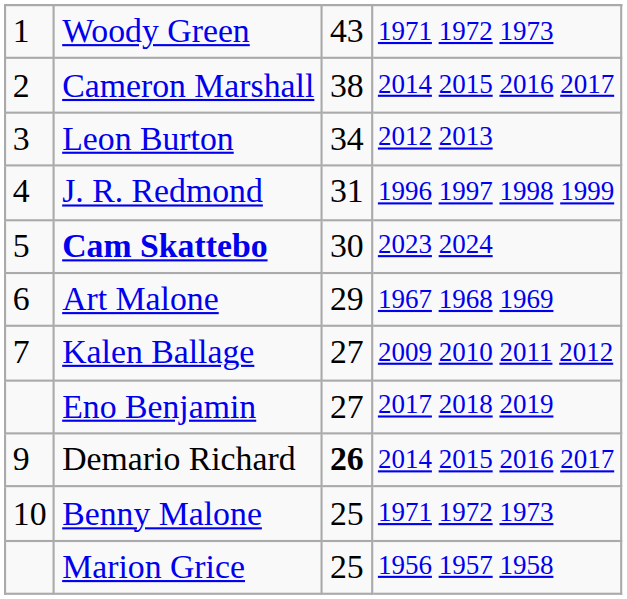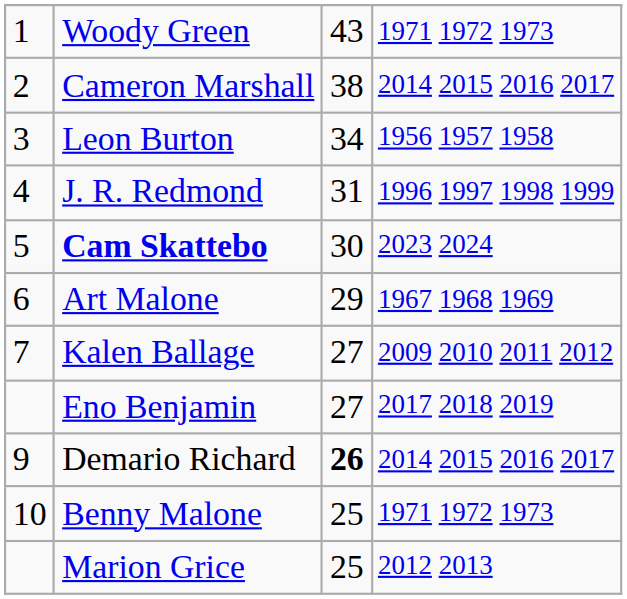(435, 138) 2012 2013 -> (466, 138) 1956 1957 1958
(466, 566) 1956 1957 1958 -> (435, 566) 2012 2013
